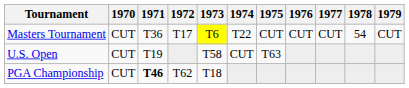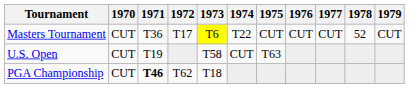(360, 34) 54 -> (360, 34) 52
